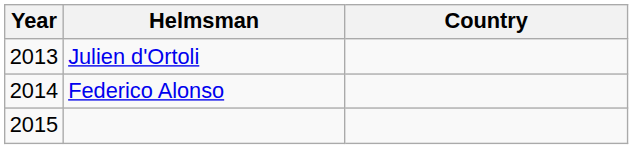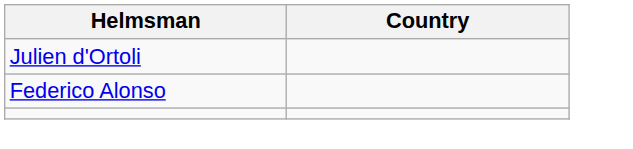- column: (34, 21)
